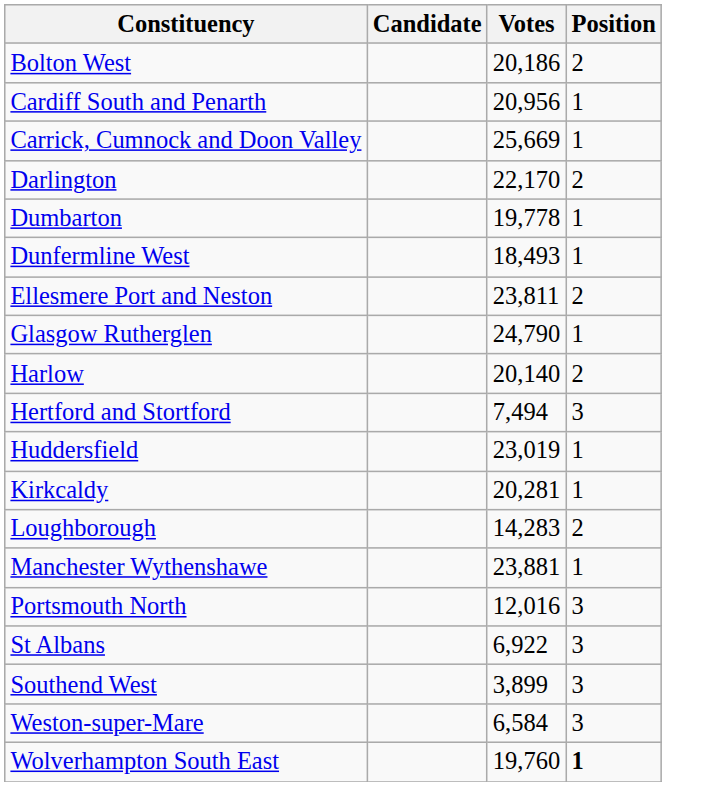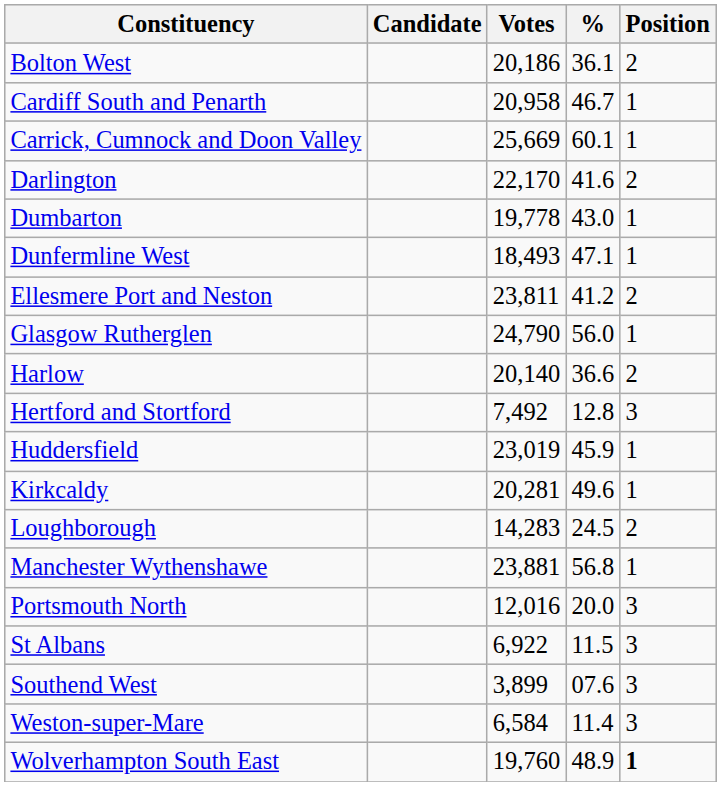+ column: (593, 23)
(526, 101) 20,956 -> (526, 101) 20,958
(520, 412) 7,494 -> (520, 412) 7,492
